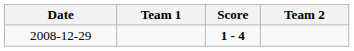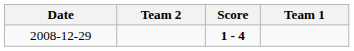columns swapped: (161, 14) <-> (304, 14)
